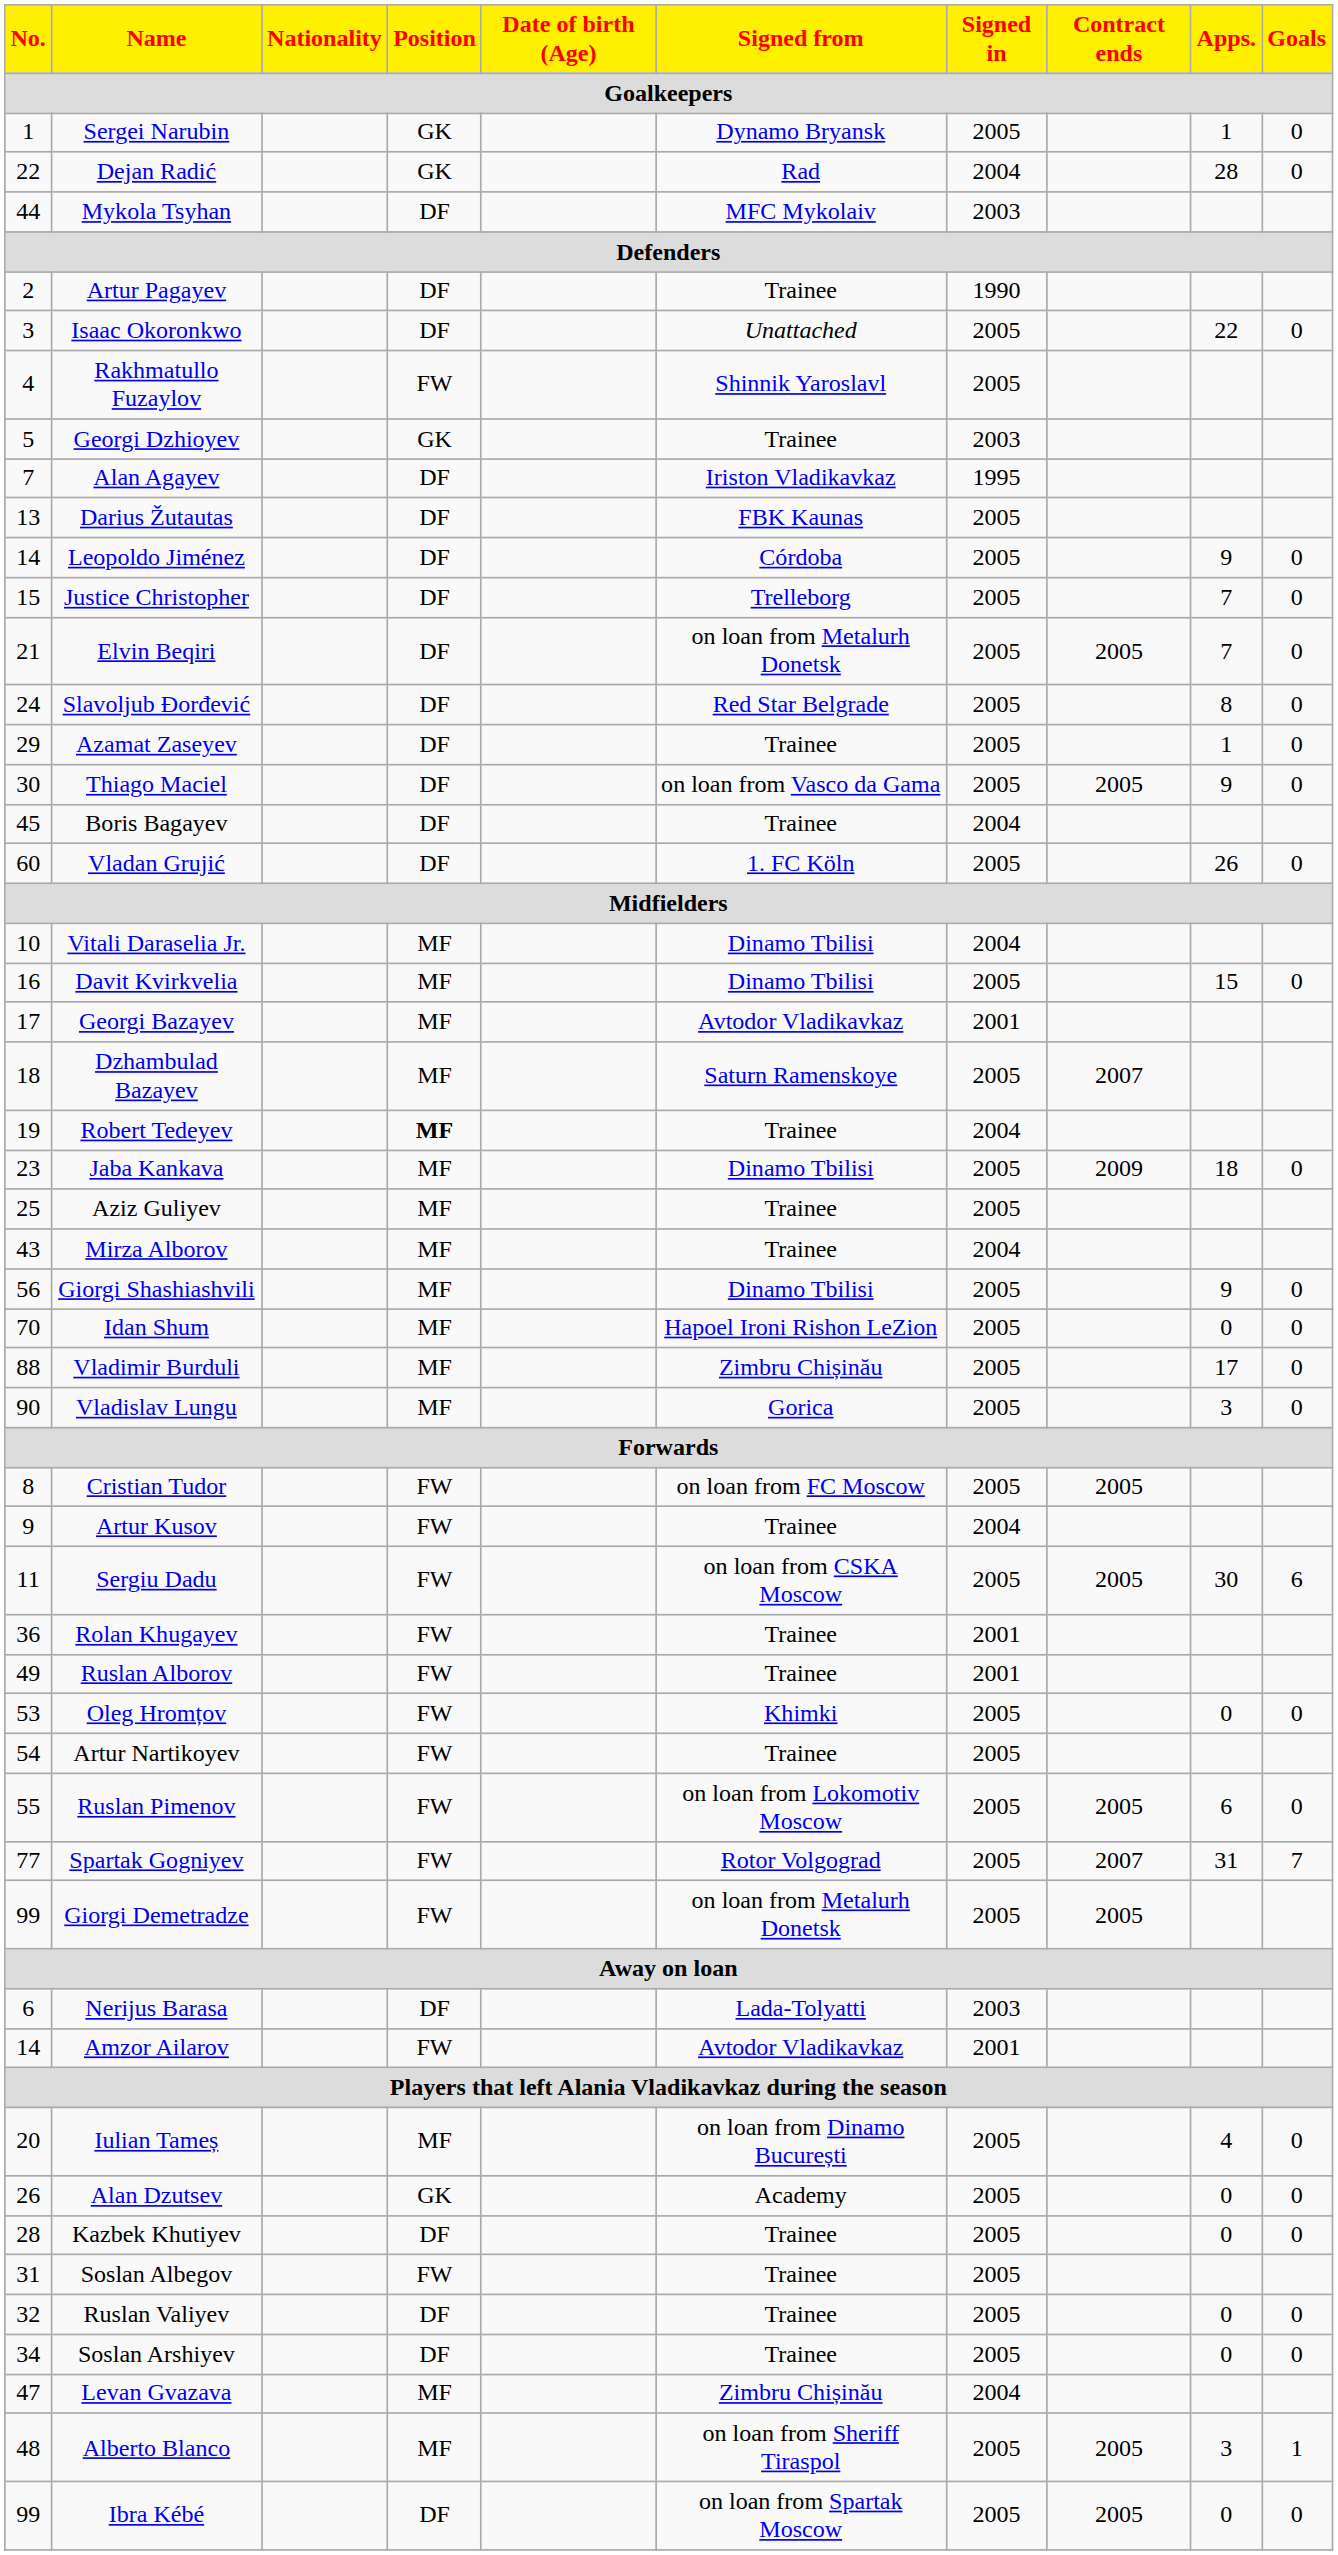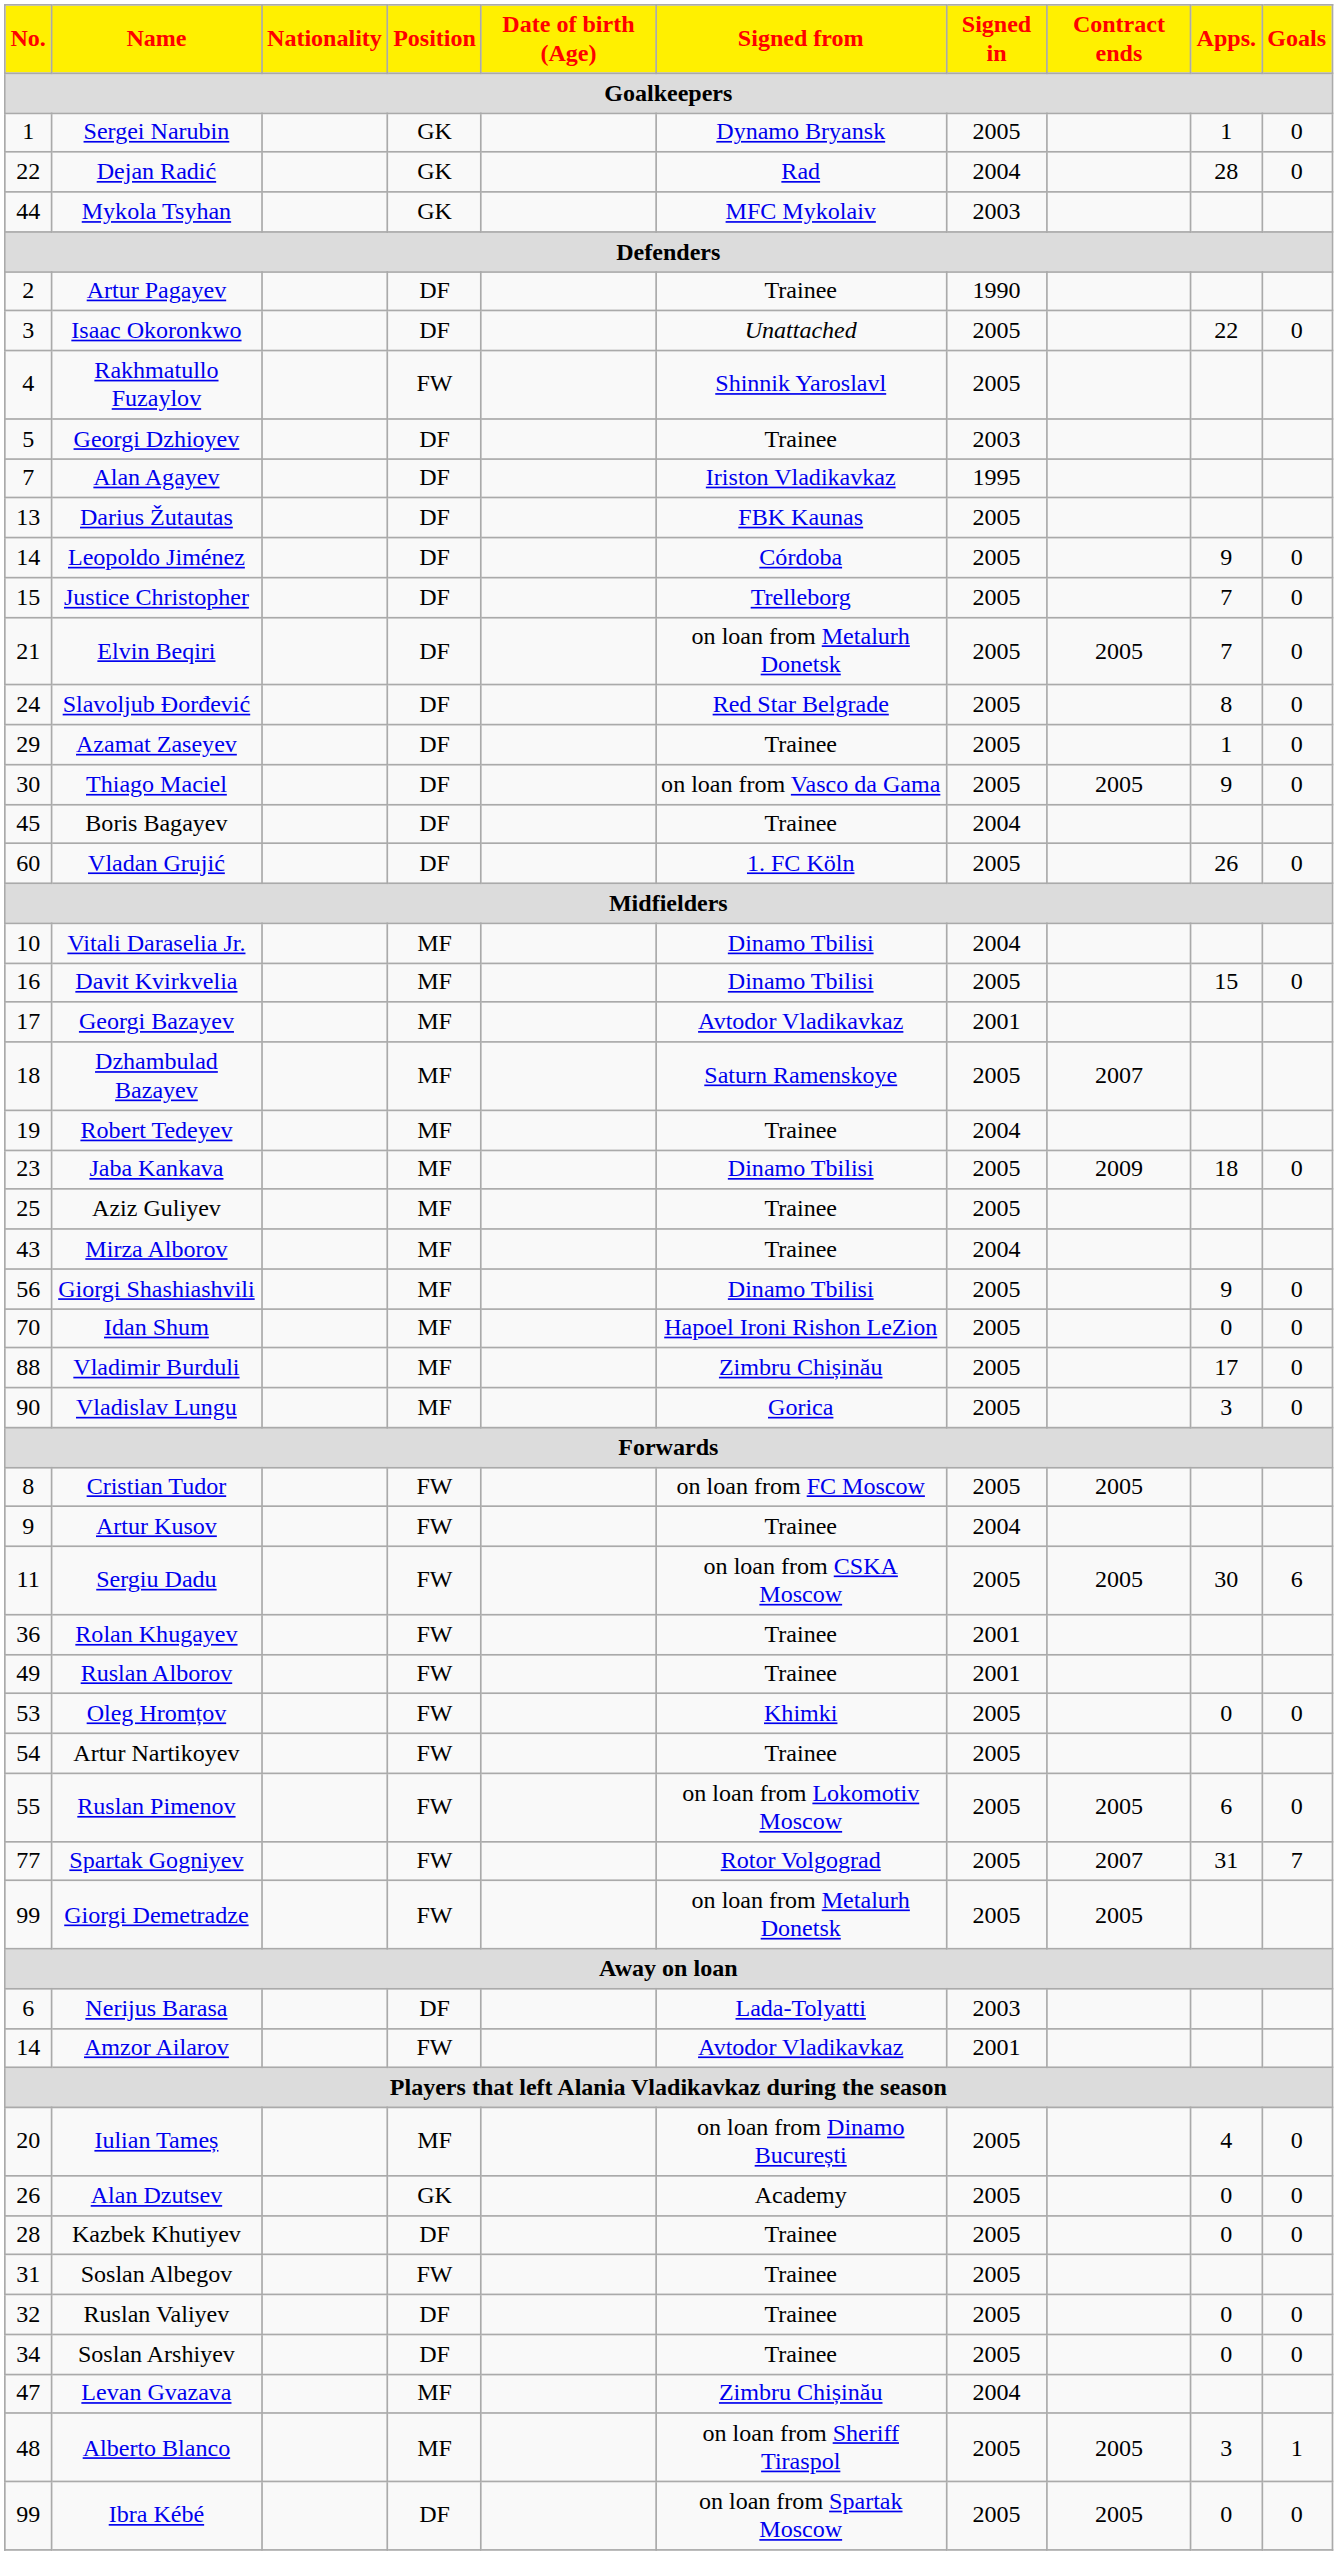(435, 211) DF -> (435, 211) GK
(435, 438) GK -> (435, 438) DF
(435, 1129) bold -> (435, 1129) normal
